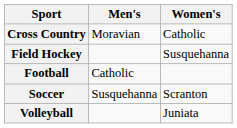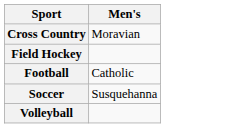- column: (196, 14)
